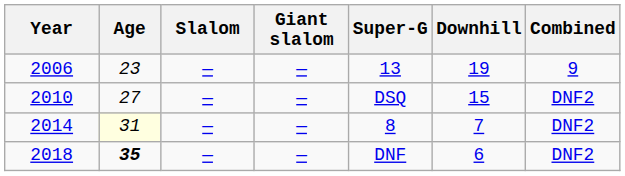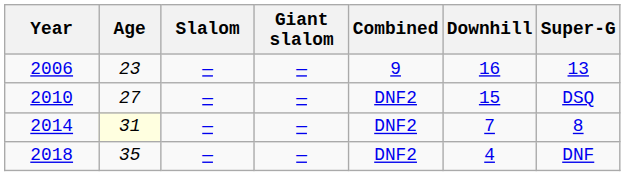columns swapped: (390, 29) <-> (573, 29)
(479, 69) 19 -> (490, 69) 16
(130, 156) bold -> (130, 156) normal
(479, 156) 6 -> (490, 156) 4
